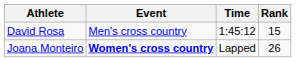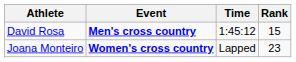(138, 31) normal -> (142, 31) bold
(274, 49) 26 -> (274, 49) 23
